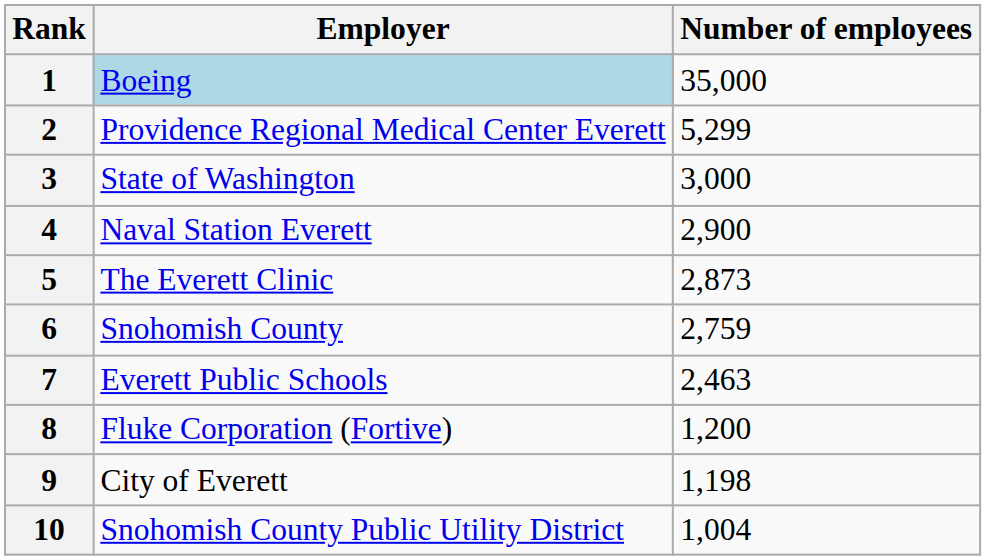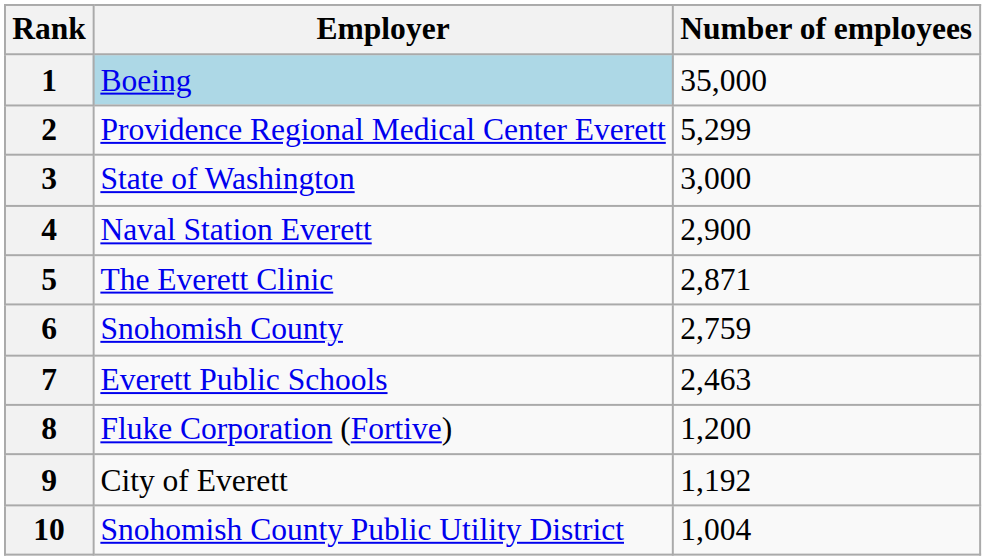(716, 279) 2,873 -> (716, 279) 2,871
(716, 479) 1,198 -> (716, 479) 1,192
